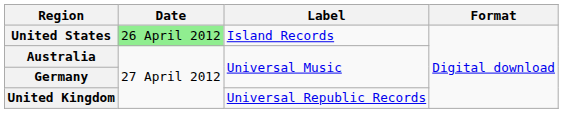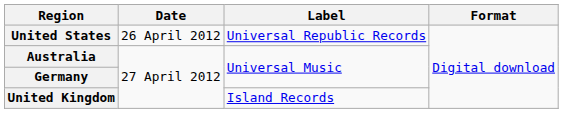(171, 36) lightgreen background -> (171, 36) no background
(280, 36) Island Records -> (326, 36) Universal Republic Records
(326, 98) Universal Republic Records -> (280, 98) Island Records
